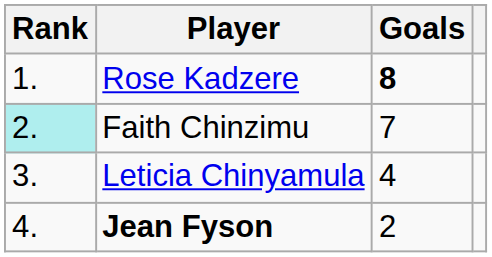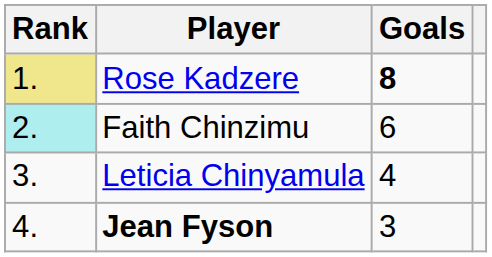(25, 78) no background -> (25, 78) khaki background
(388, 127) 7 -> (388, 127) 6
(388, 226) 2 -> (388, 226) 3
